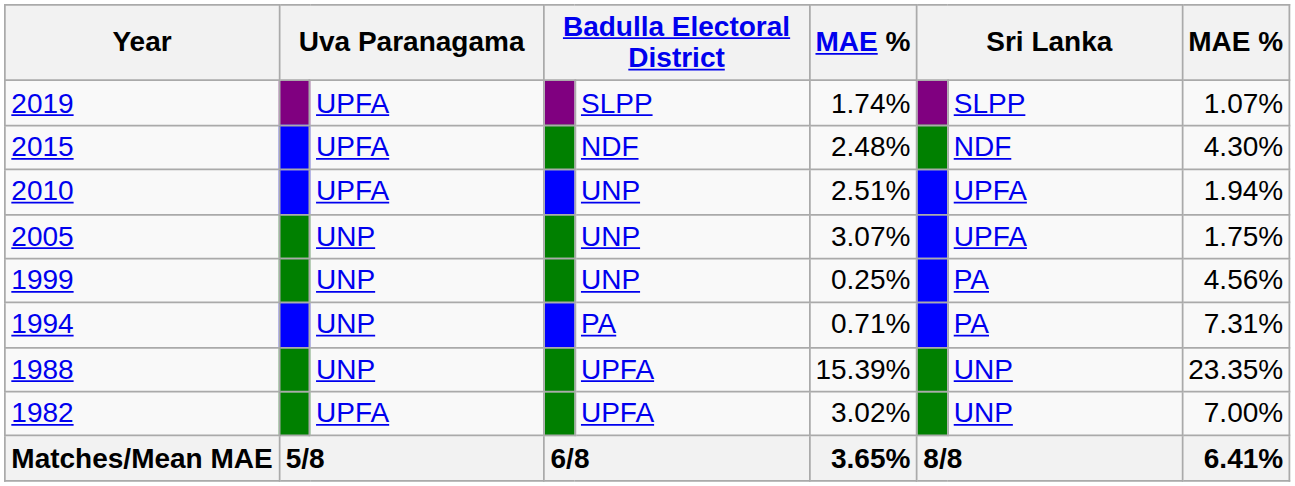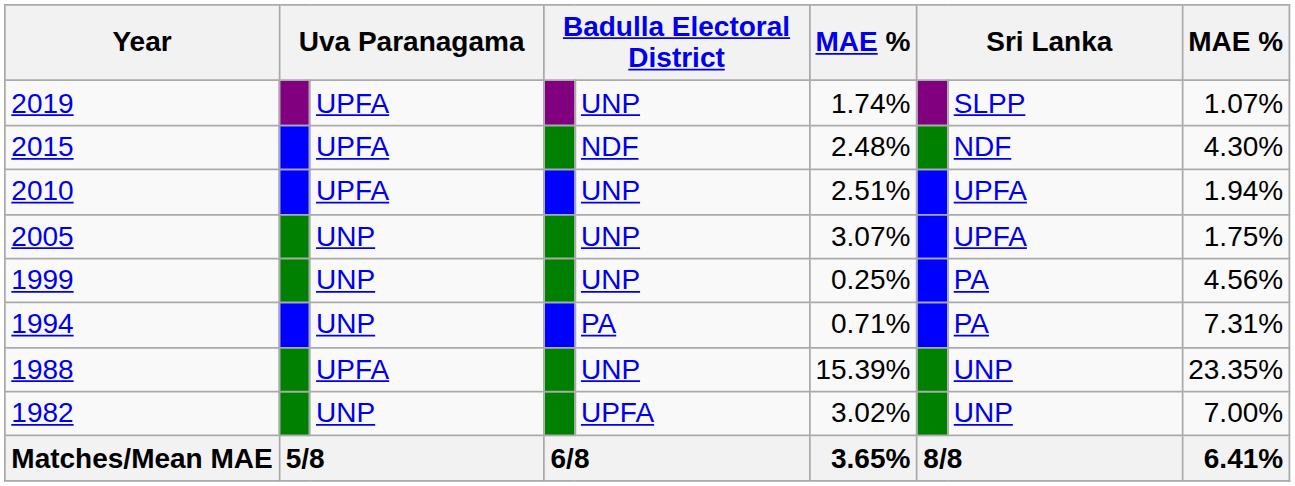(617, 102) SLPP -> (611, 102) UNP
(346, 369) UNP -> (353, 369) UPFA
(618, 369) UPFA -> (611, 369) UNP
(353, 413) UPFA -> (346, 413) UNP
